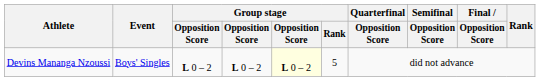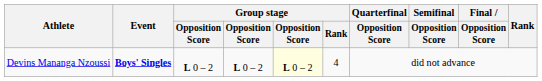(142, 62) normal -> (143, 62) bold
(335, 62) 5 -> (336, 62) 4
